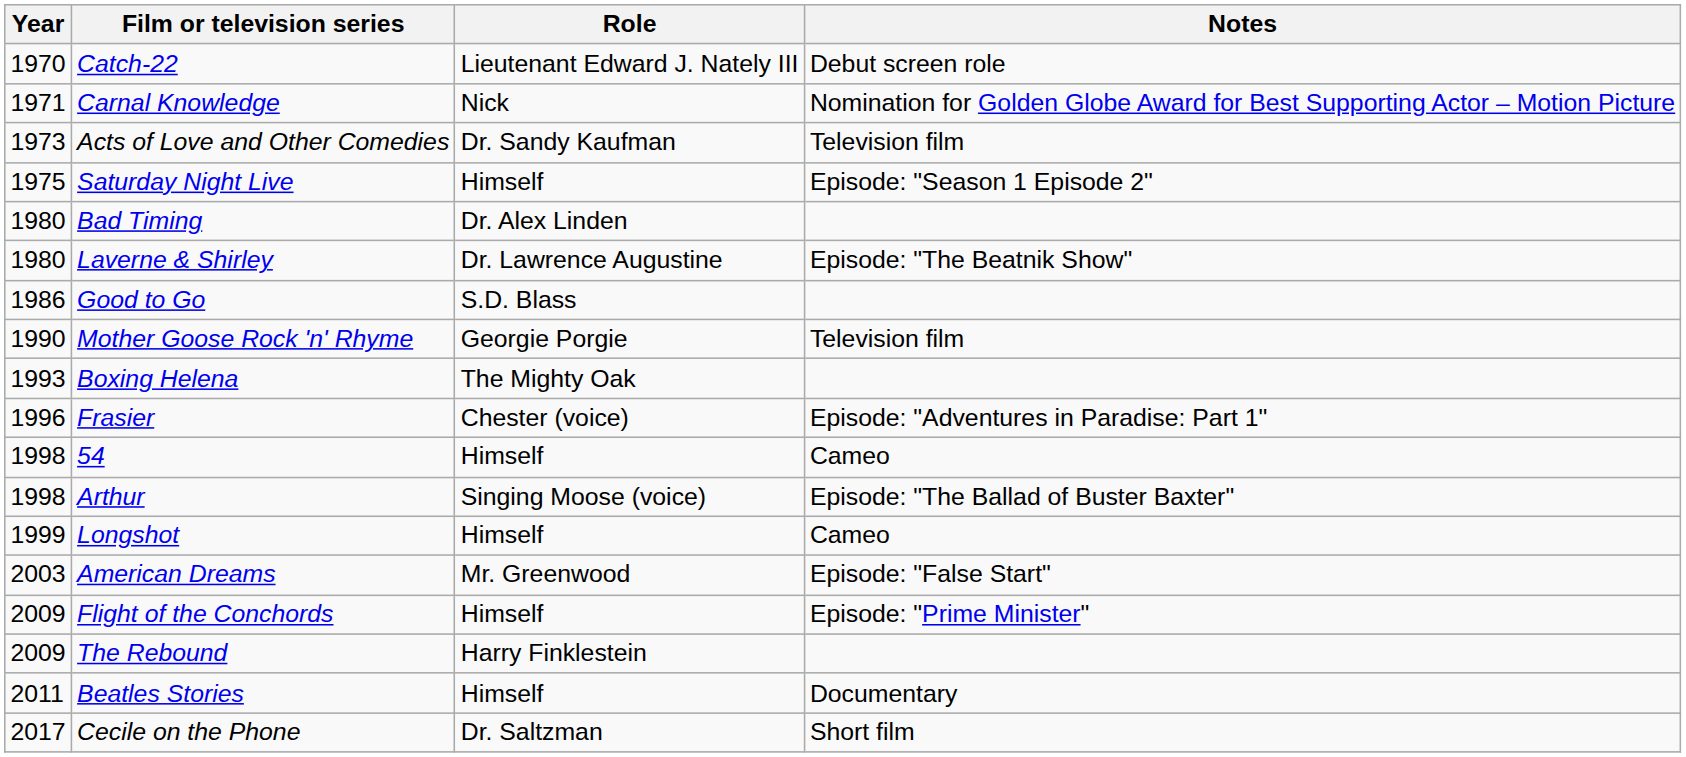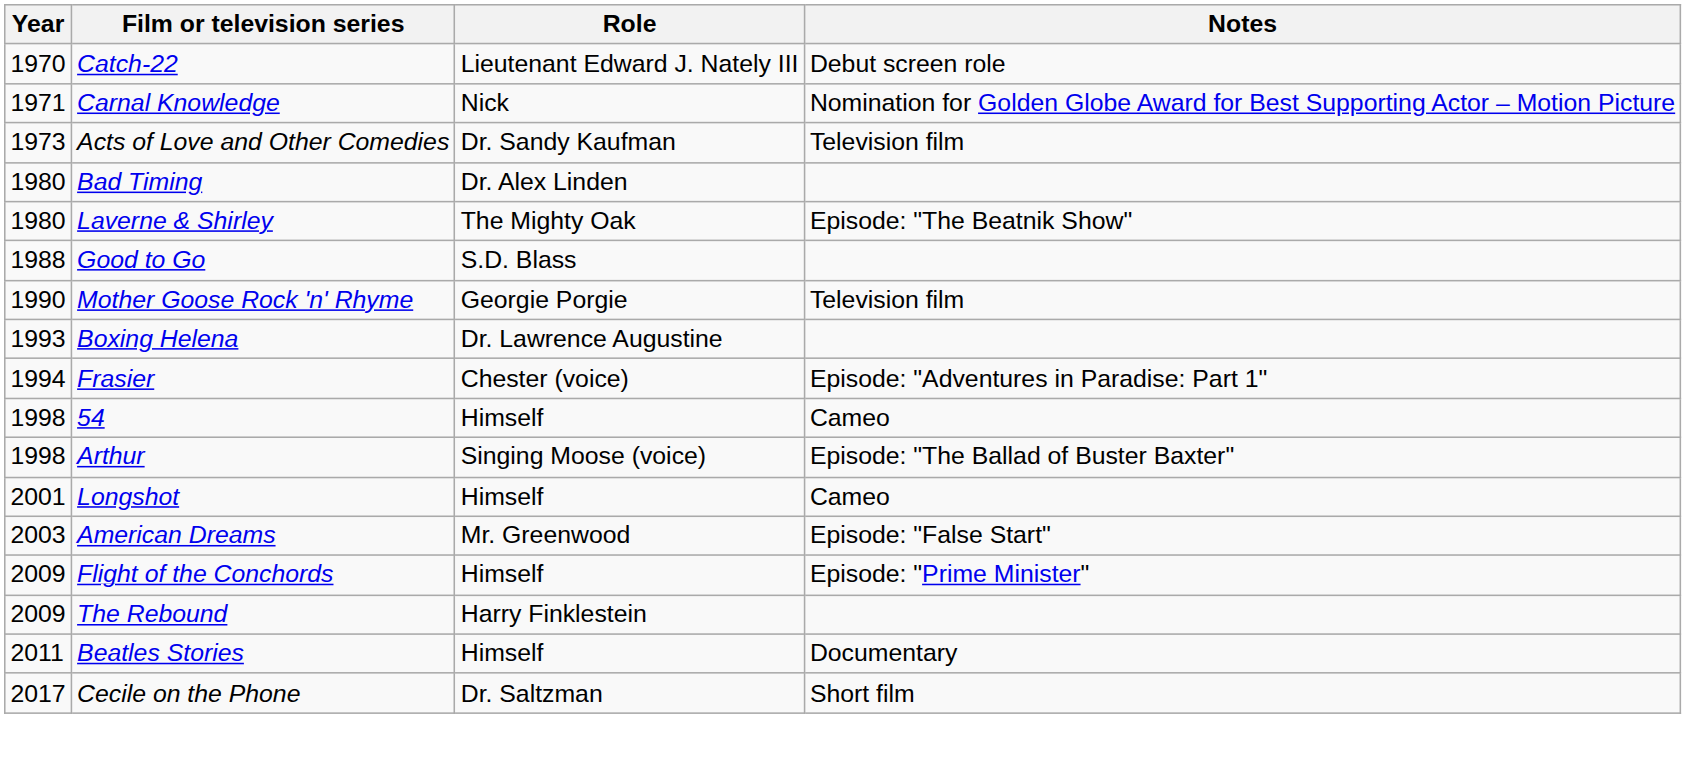- row: (185, 181)
(592, 260) Dr. Lawrence Augustine -> (548, 220) The Mighty Oak
(38, 299) 1986 -> (38, 260) 1988
(548, 378) The Mighty Oak -> (592, 338) Dr. Lawrence Augustine
(38, 417) 1996 -> (38, 378) 1994
(38, 535) 1999 -> (38, 496) 2001
